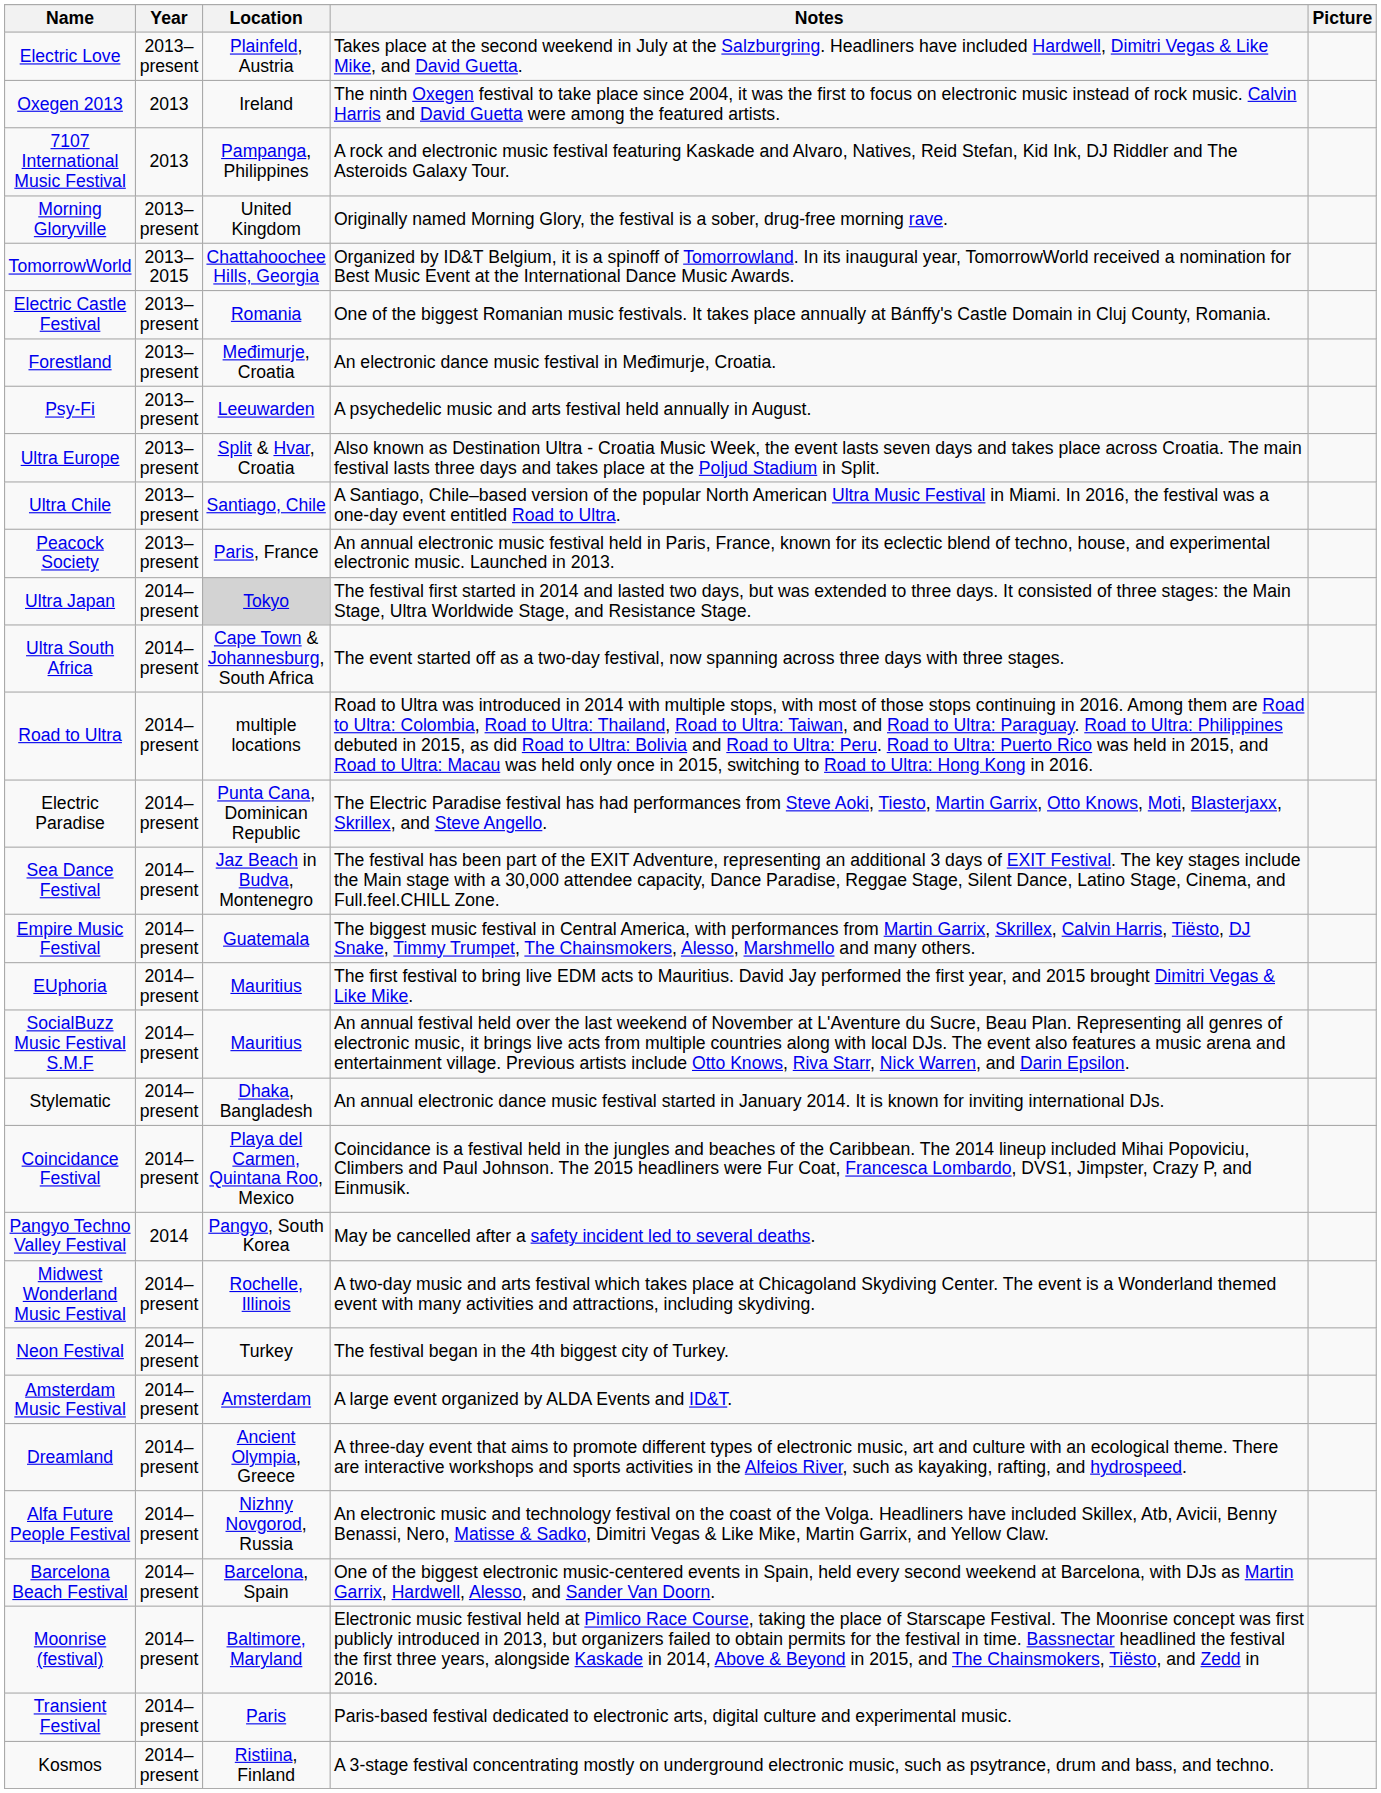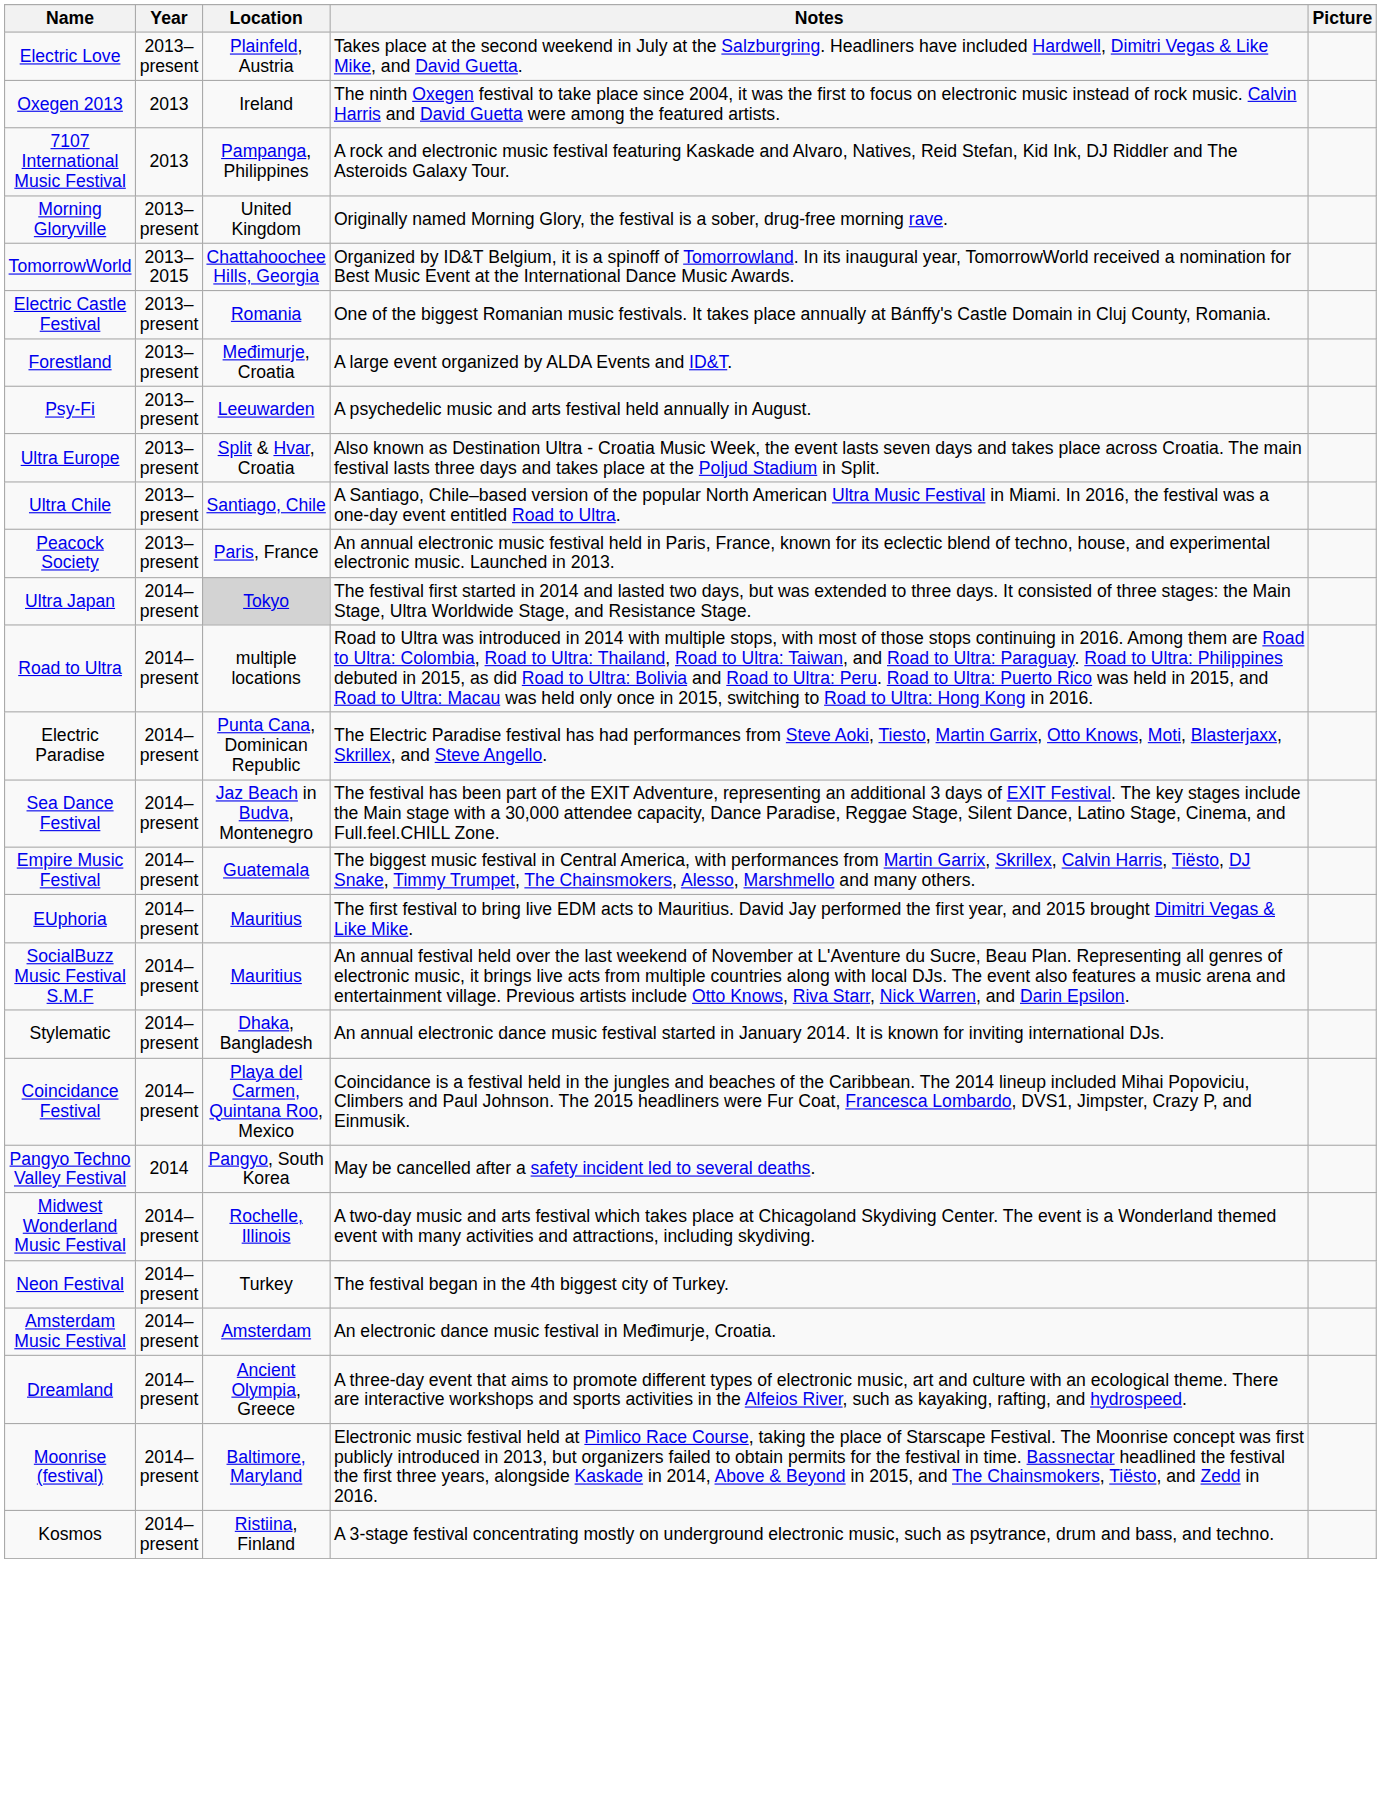(555, 362) An electronic dance music festival in Međimurje, Croatia. -> (533, 362) A large event organized by ALDA Events and ID&T.
- row: (70, 658)
(533, 1399) A large event organized by ALDA Events and ID&T. -> (555, 1331) An electronic dance music festival in Međimurje, Croatia.
- row: (70, 1524)
- row: (70, 1582)
- row: (70, 1717)
